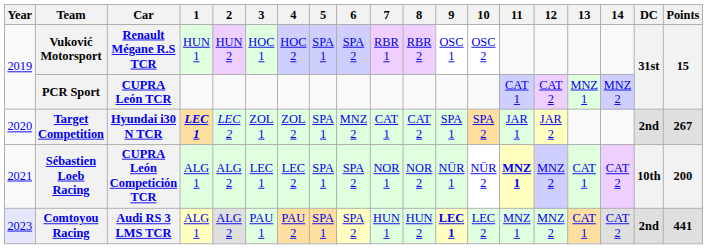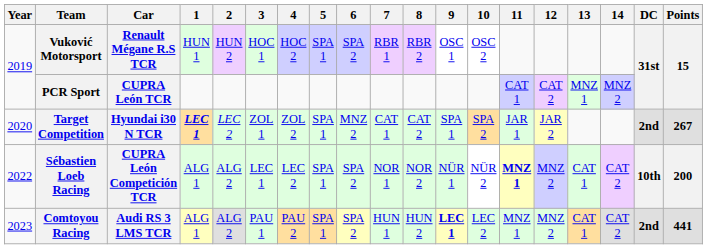(20, 176) 2021 -> (20, 176) 2022
(20, 225) lavender background -> (20, 225) no background
